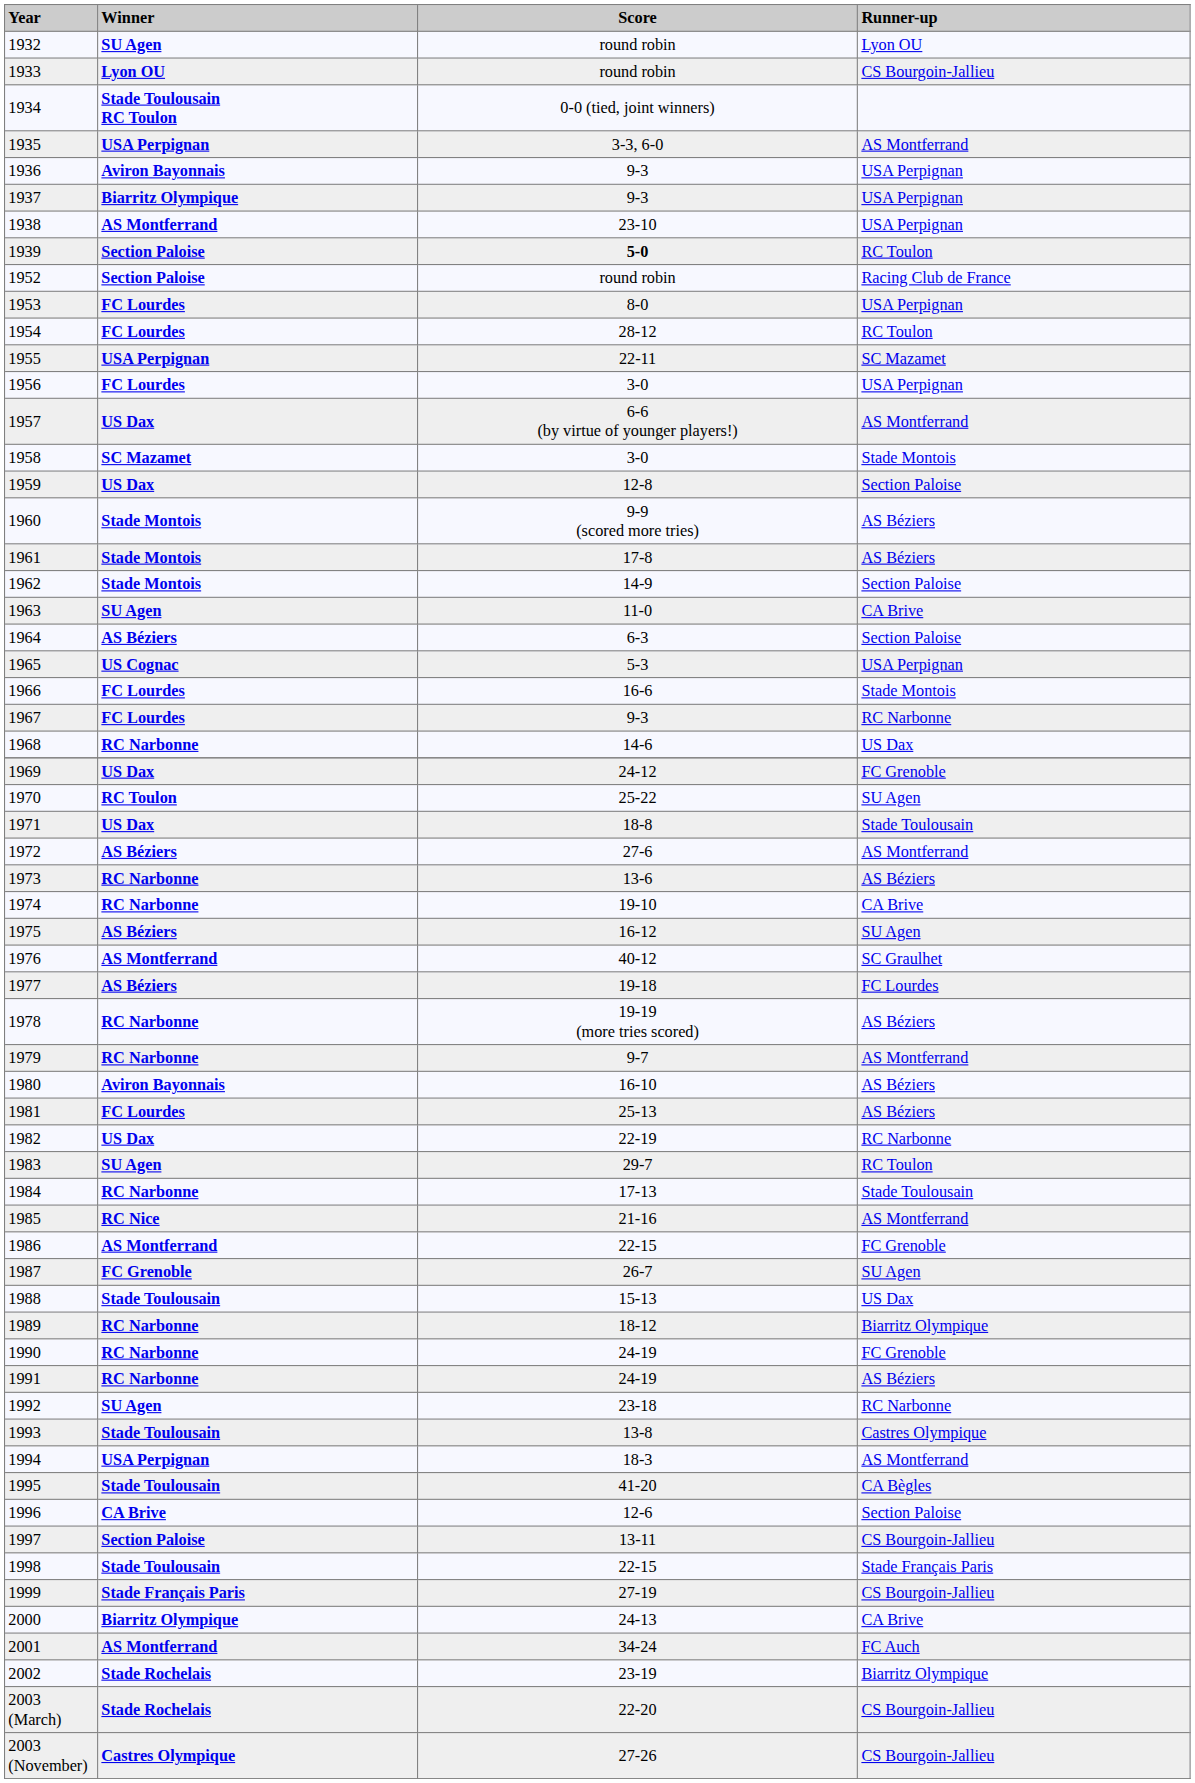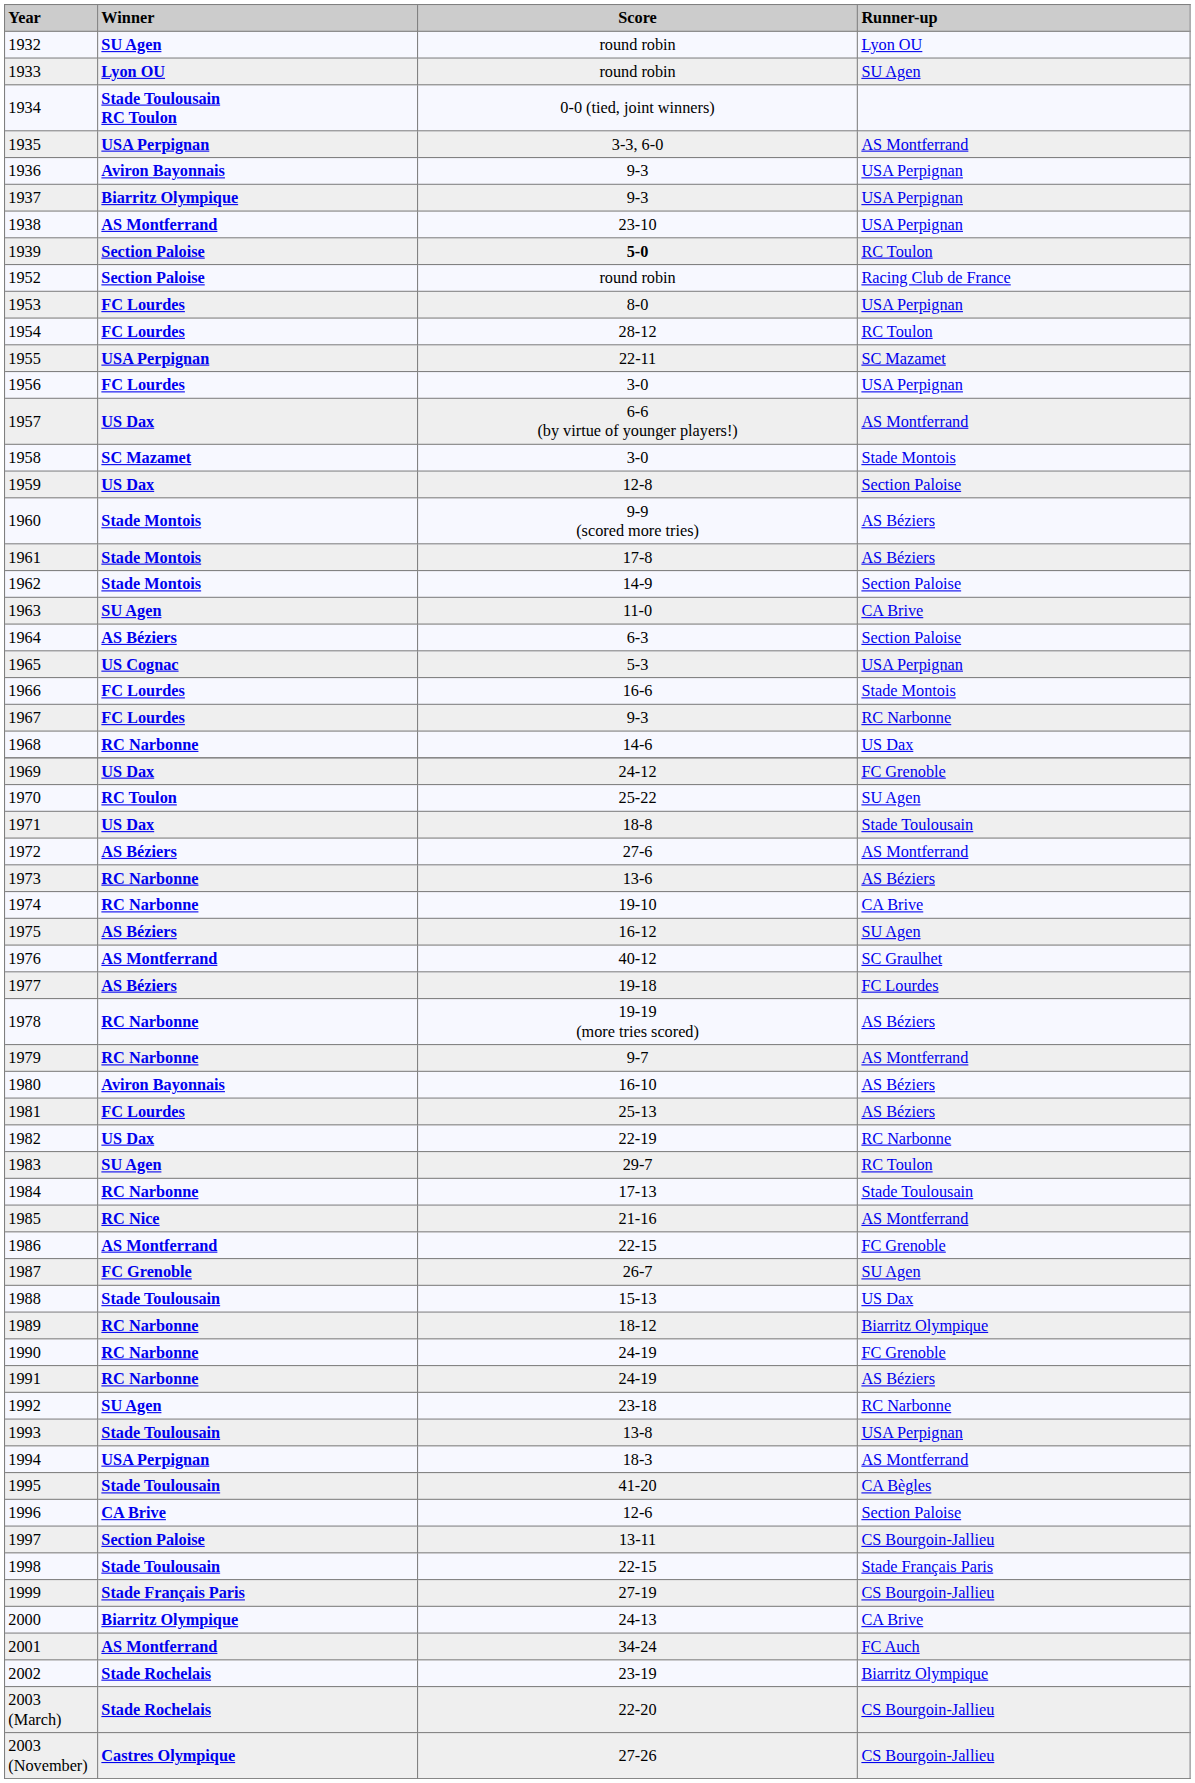(928, 71) CS Bourgoin-Jallieu -> (891, 71) SU Agen
(924, 1432) Castres Olympique -> (912, 1432) USA Perpignan
